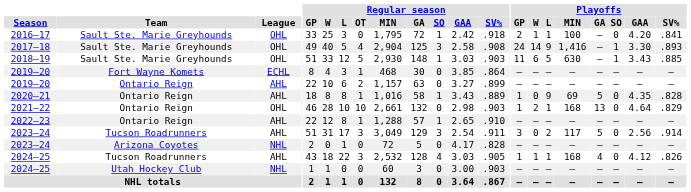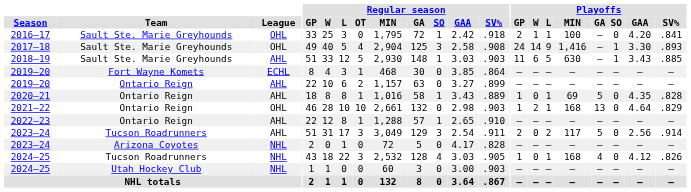(278, 59) OHL -> (278, 59) AHL
(549, 96) 9 -> (549, 96) 1
(519, 133) 3 -> (519, 133) 2
(278, 157) AHL -> (278, 157) NHL
(536, 157) 1 -> (536, 157) 0
